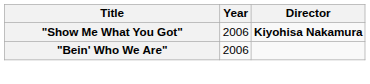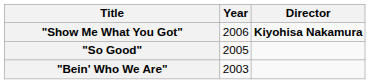+ row: (112, 50)
(236, 50) 2006 -> (236, 69) 2003
